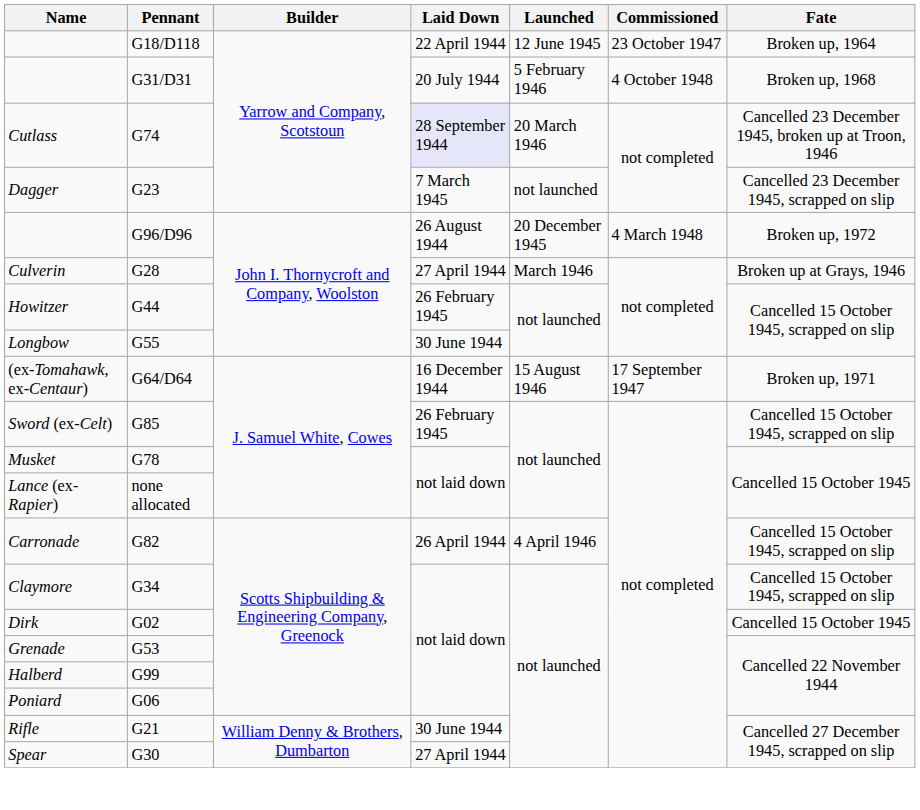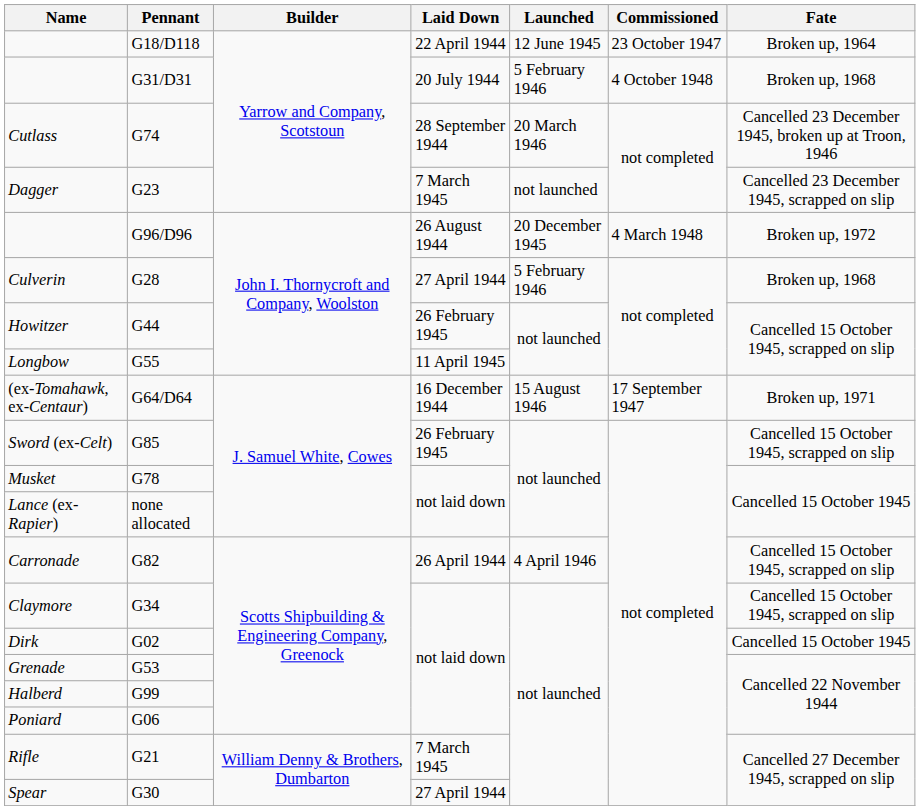(460, 134) lavender background -> (460, 134) no background
(553, 270) March 1946 -> (549, 279) 5 February 1946
(821, 270) Broken up at Grays, 1946 -> (821, 279) Broken up, 1968
(459, 342) 30 June 1944 -> (460, 361) 11 April 1945
(459, 727) 30 June 1944 -> (443, 755) 7 March 1945
